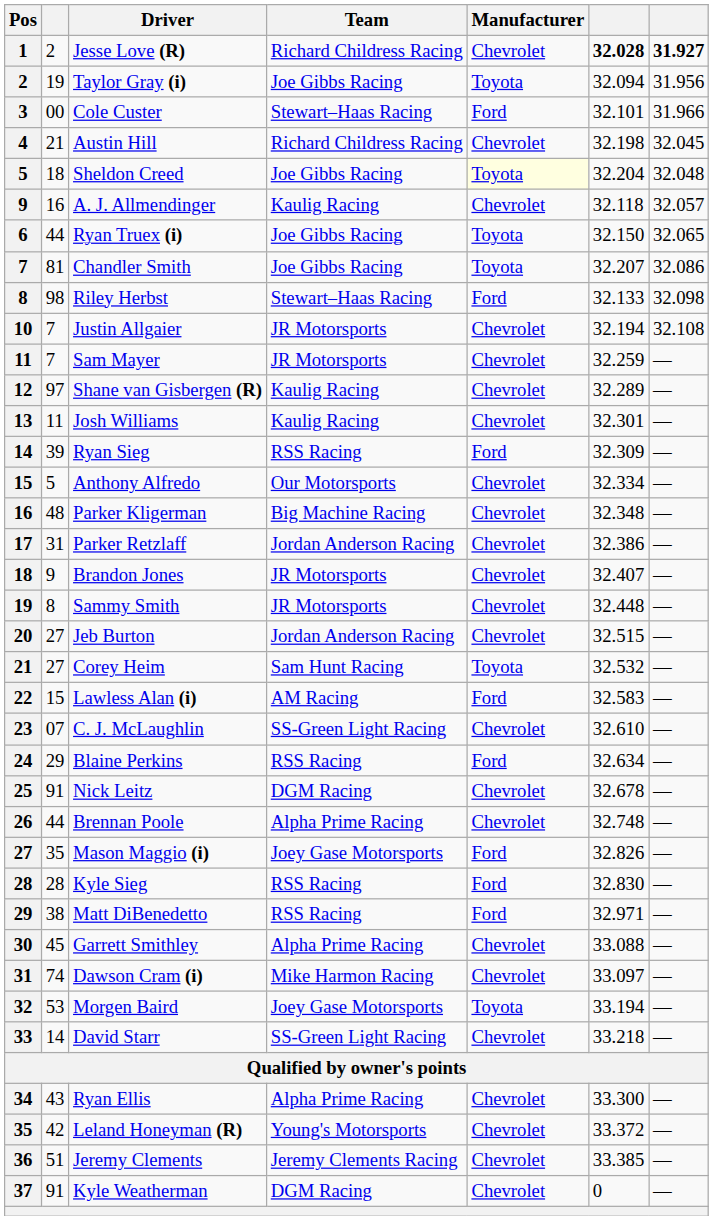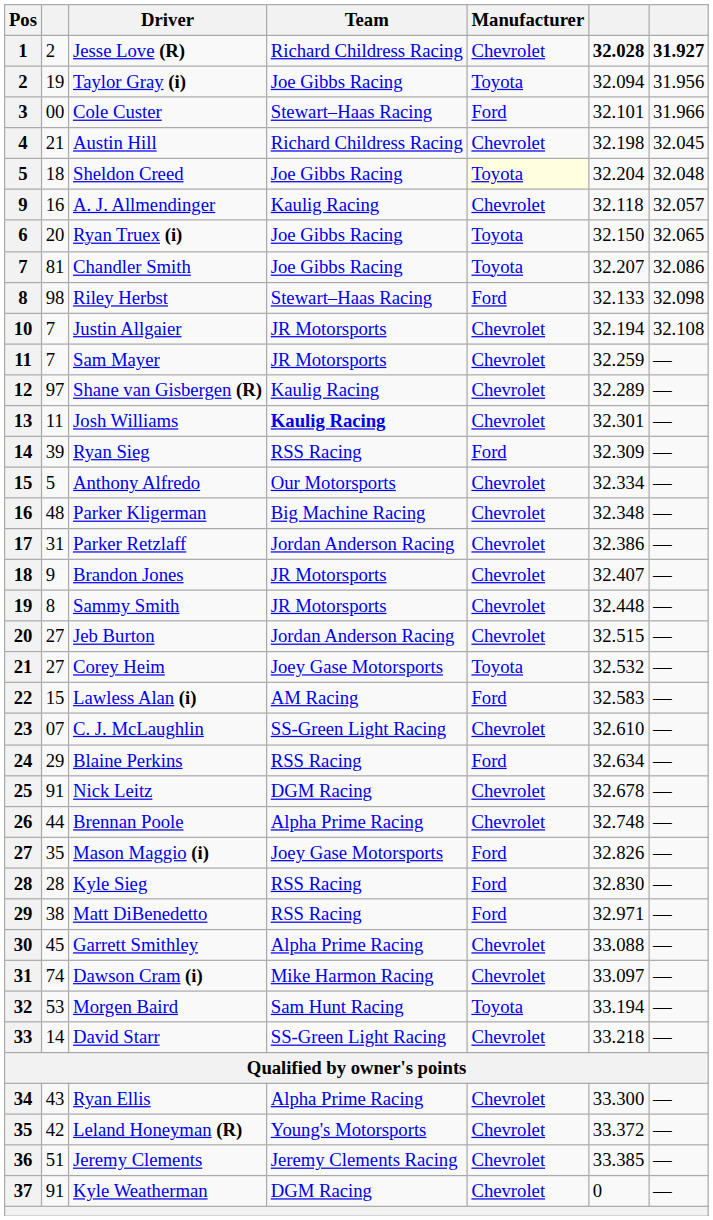(55, 235) 44 -> (55, 235) 20
(325, 420) normal -> (328, 420) bold
(337, 667) Sam Hunt Racing -> (357, 667) Joey Gase Motorsports
(357, 1006) Joey Gase Motorsports -> (337, 1006) Sam Hunt Racing
